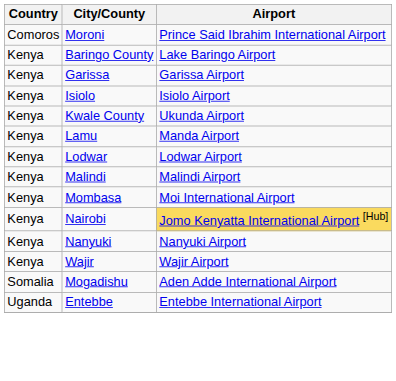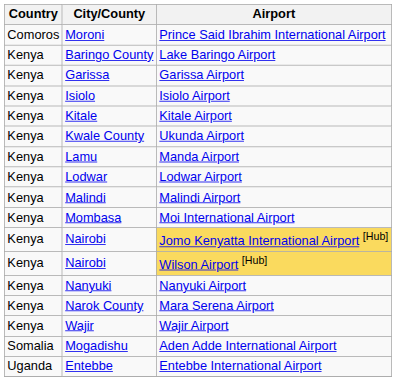+ row: (196, 116)
+ row: (213, 263)
+ row: (217, 305)
